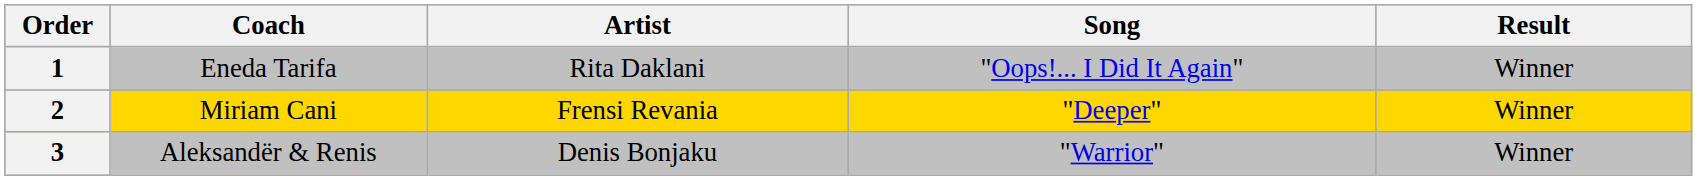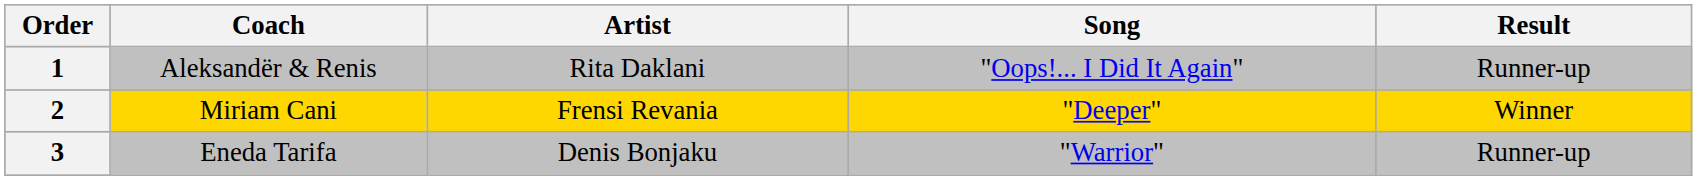(268, 68) Eneda Tarifa -> (268, 68) Aleksandër & Renis
(1534, 68) Winner -> (1534, 68) Runner-up
(268, 152) Aleksandër & Renis -> (268, 152) Eneda Tarifa
(1534, 152) Winner -> (1534, 152) Runner-up
